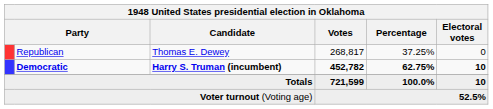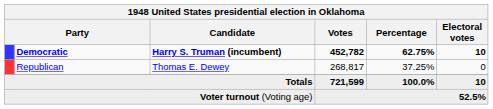rows swapped: (42, 67) <-> (40, 52)
